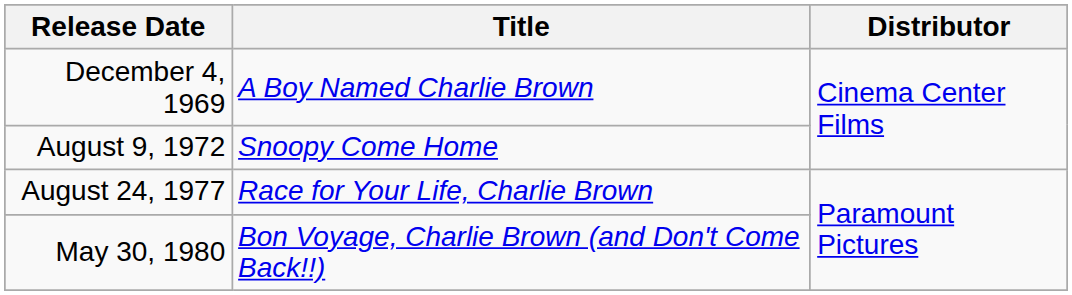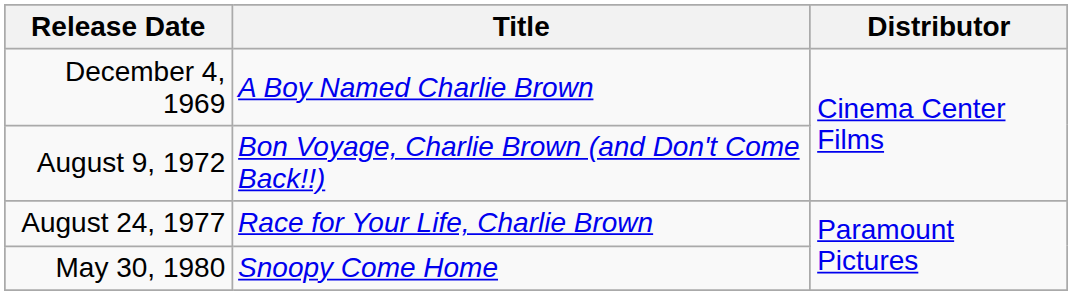(368, 147) Snoopy Come Home -> (519, 162) Bon Voyage, Charlie Brown (and Don't Come Back!!)
(519, 251) Bon Voyage, Charlie Brown (and Don't Come Back!!) -> (368, 267) Snoopy Come Home
